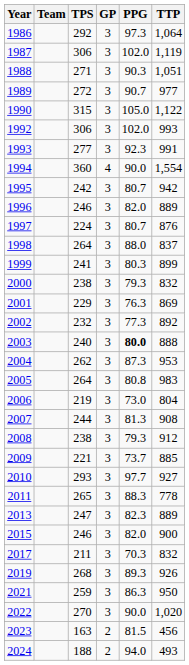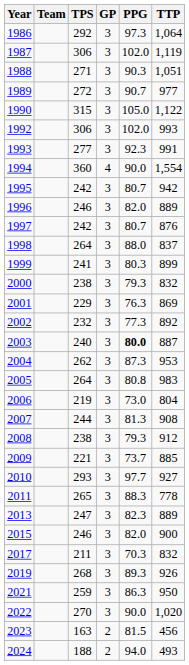(82, 226) 224 -> (82, 226) 242
(168, 341) 888 -> (168, 341) 887
